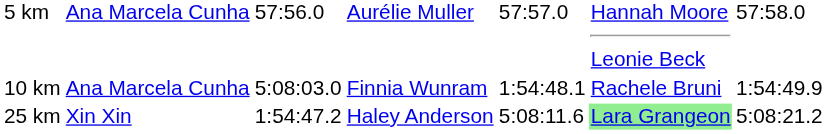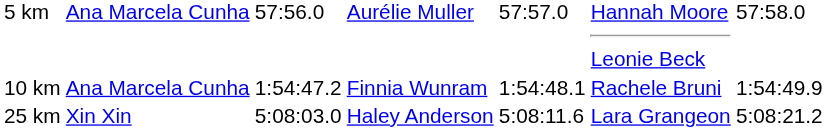(298, 87) 5:08:03.0 -> (298, 87) 1:54:47.2
(298, 116) 1:54:47.2 -> (298, 116) 5:08:03.0
(661, 116) lightgreen background -> (661, 116) no background
